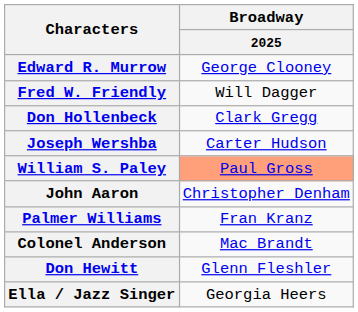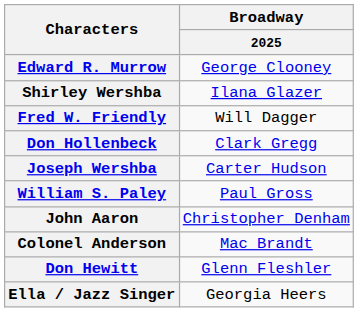+ row: (92, 93)
(266, 168) lightsalmon background -> (266, 194) no background
- row: (92, 219)
